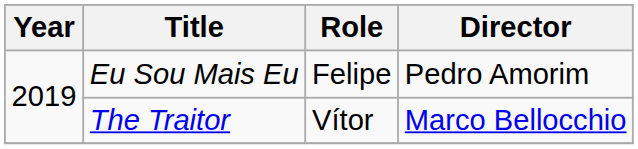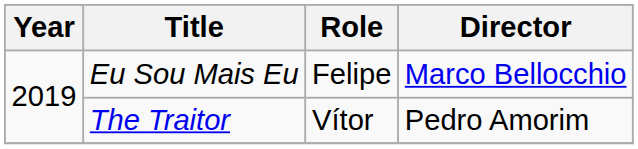(497, 73) Pedro Amorim -> (516, 73) Marco Bellocchio
(516, 119) Marco Bellocchio -> (497, 119) Pedro Amorim
